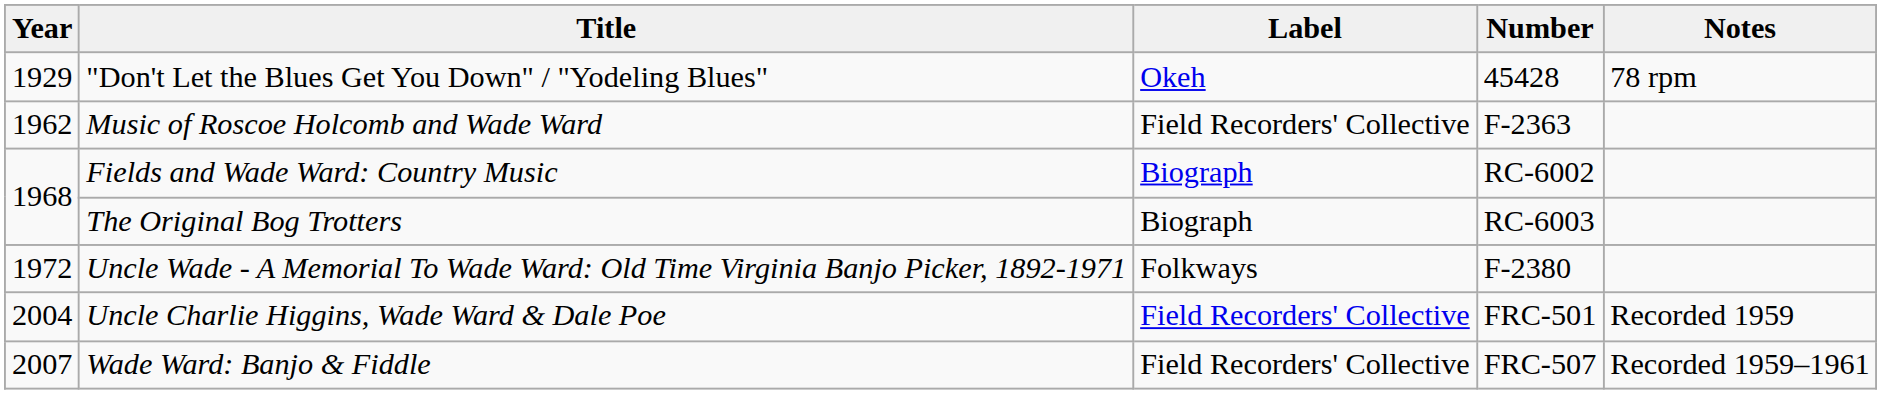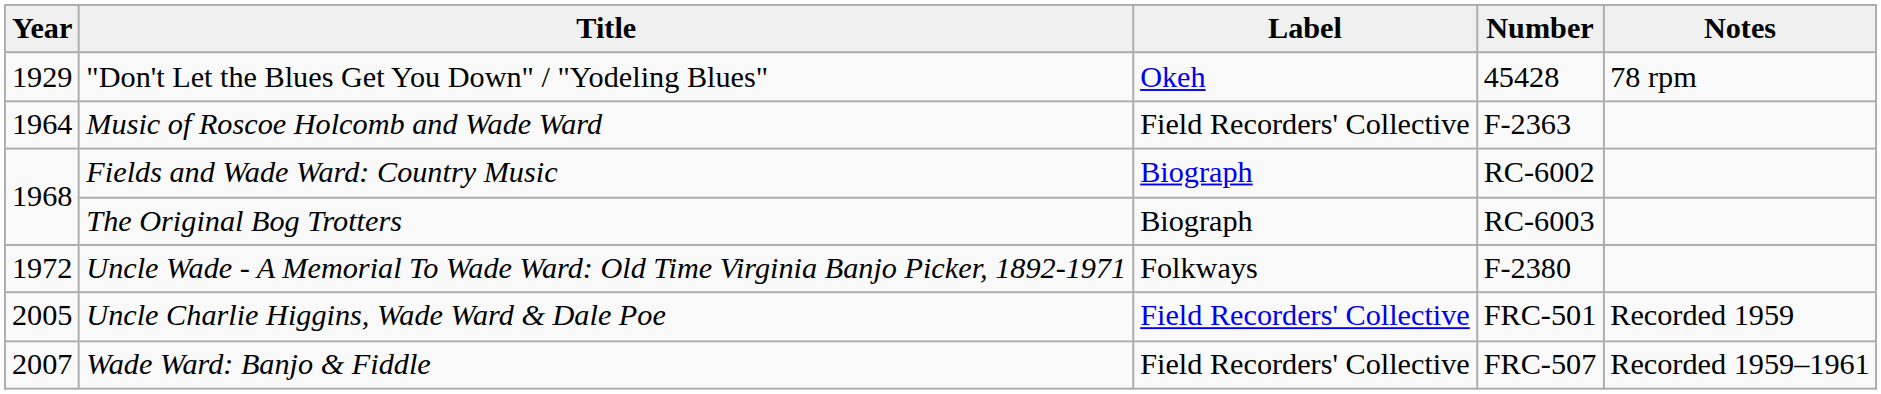(42, 124) 1962 -> (42, 124) 1964
(42, 316) 2004 -> (42, 316) 2005
